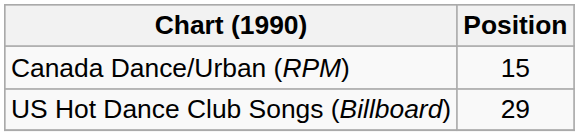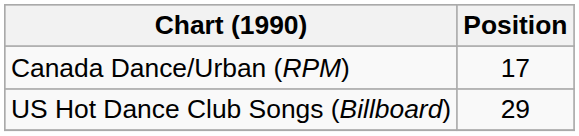(515, 67) 15 -> (515, 67) 17
